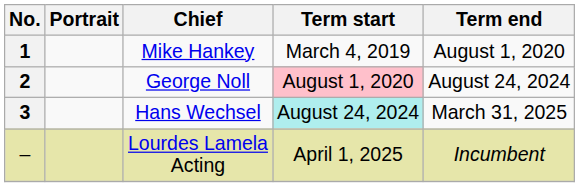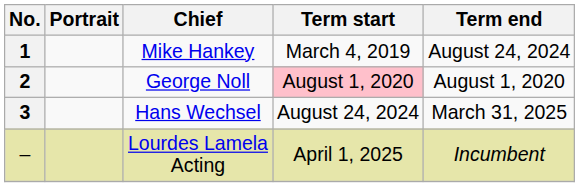(499, 50) August 1, 2020 -> (499, 50) August 24, 2024
(499, 81) August 24, 2024 -> (499, 81) August 1, 2020
(348, 112) paleturquoise background -> (348, 112) no background
